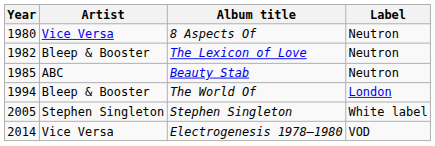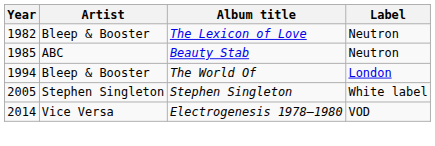- row: (213, 34)
